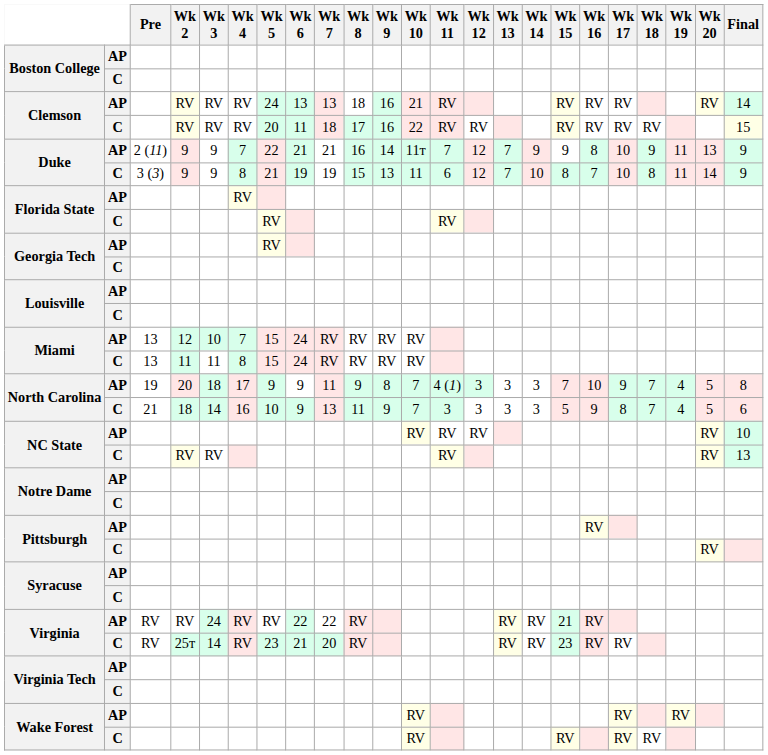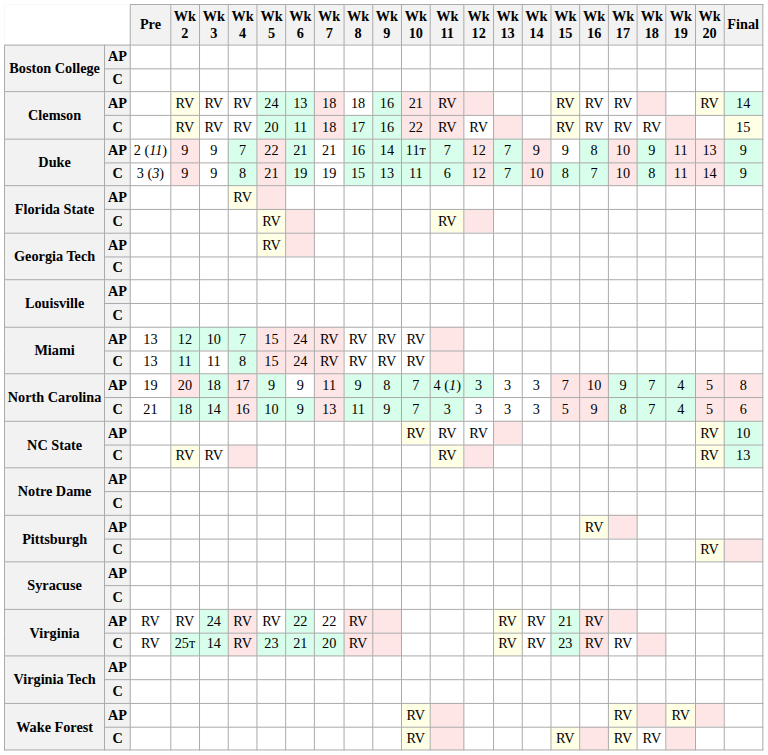(329, 104) 13 -> (329, 104) 18
